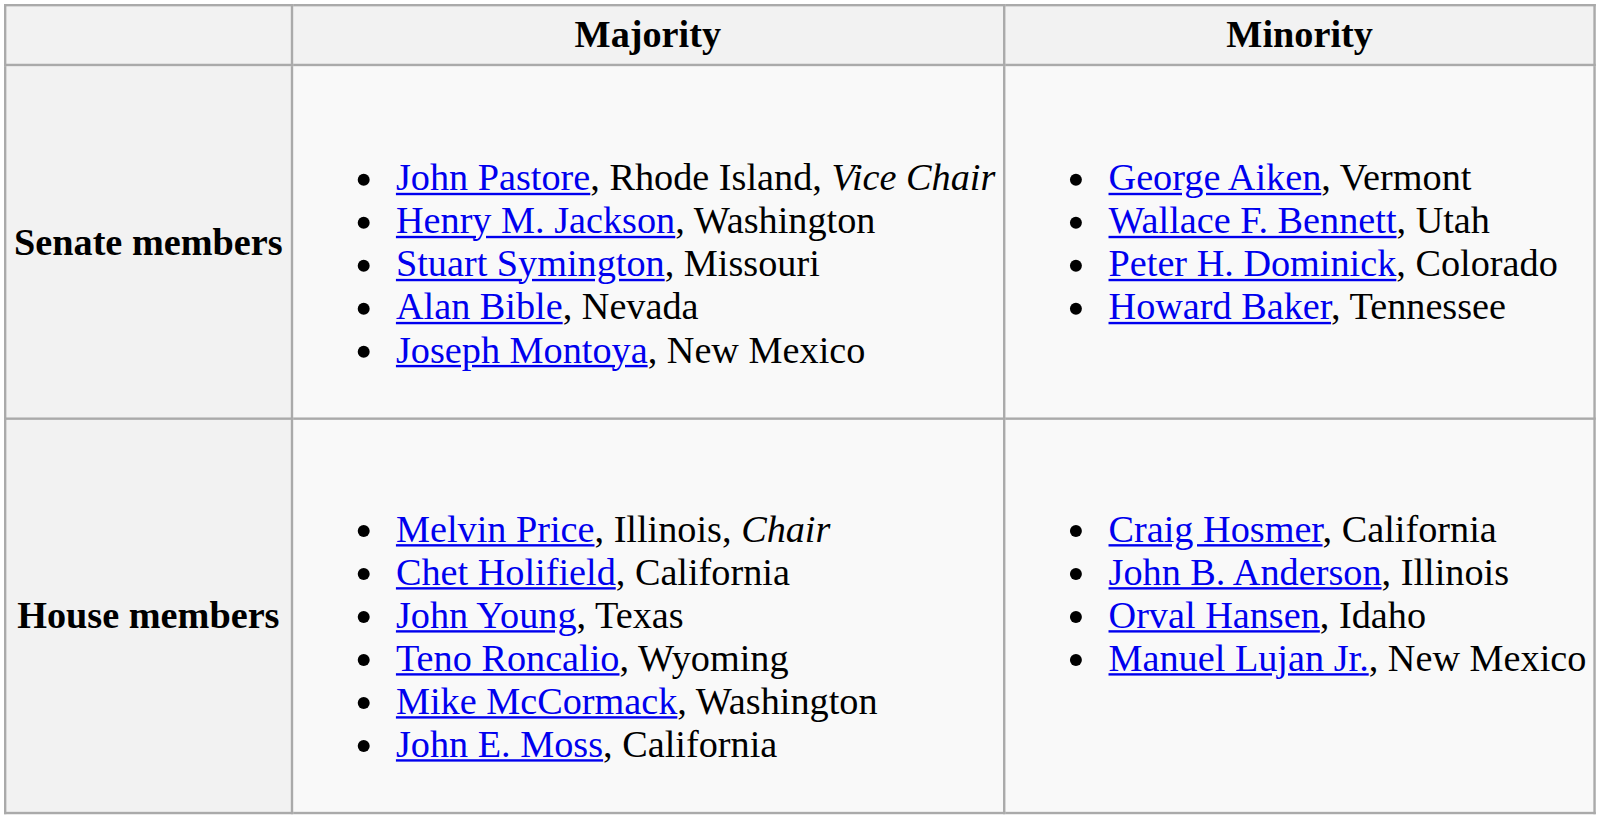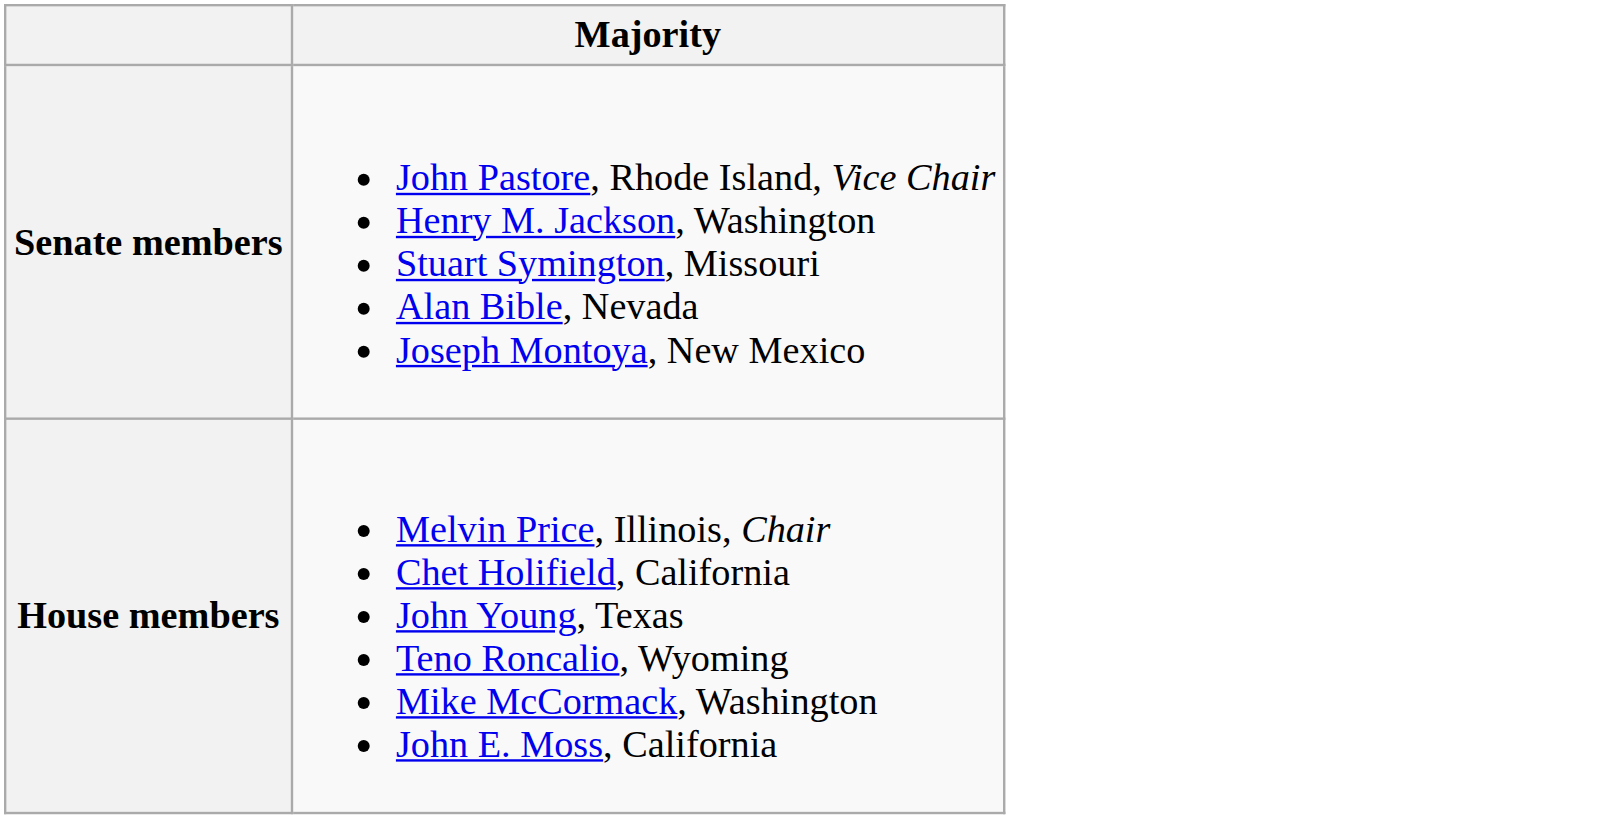- column: (1300, 34)
